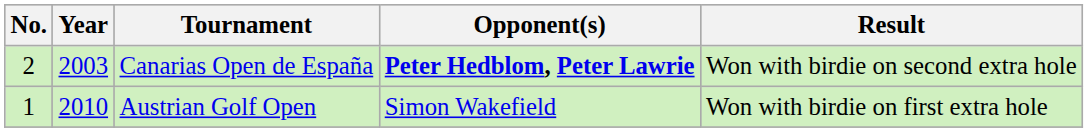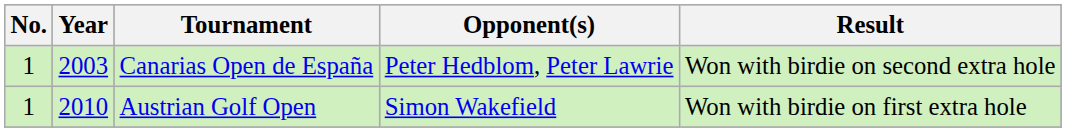(29, 65) 2 -> (29, 65) 1
(540, 65) bold -> (529, 65) normal
